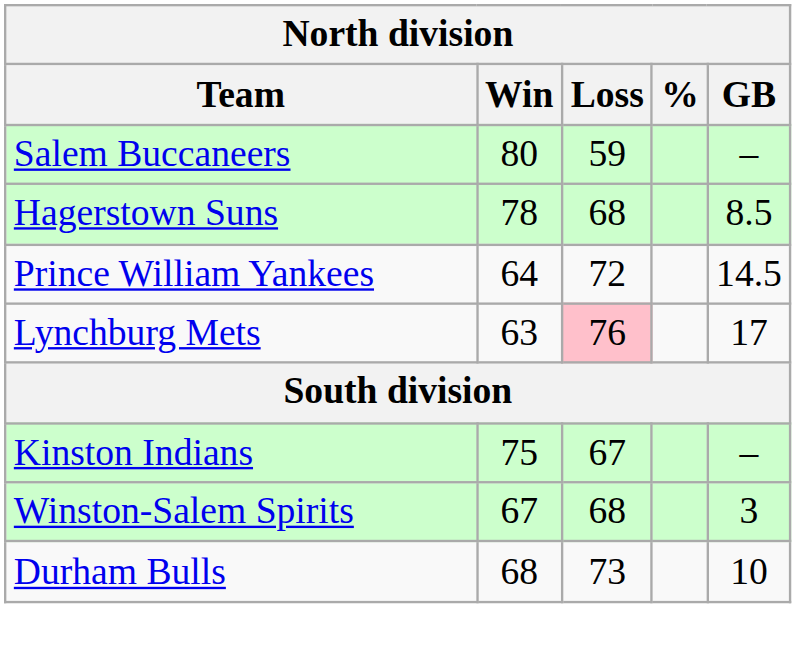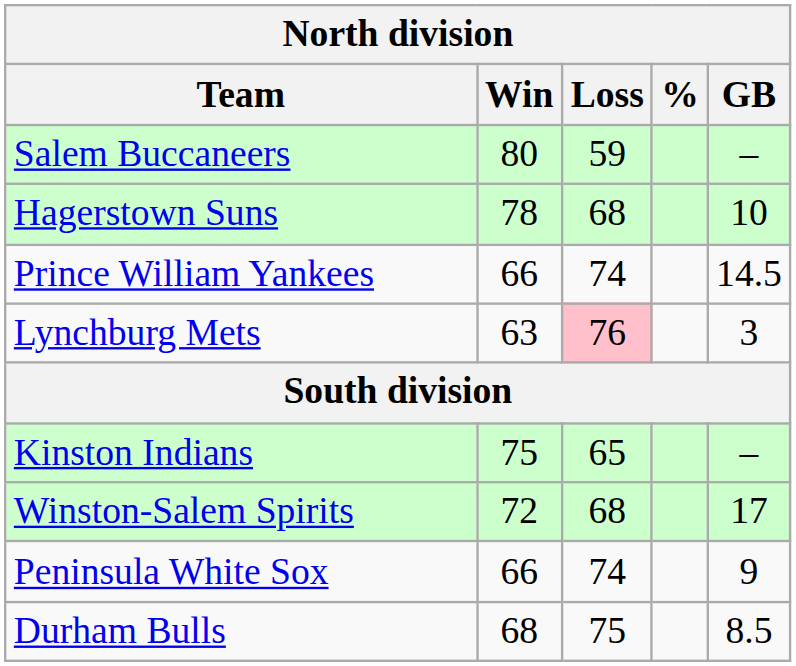(749, 213) 8.5 -> (749, 213) 10
(519, 272) 64 -> (519, 272) 66
(607, 272) 72 -> (607, 272) 74
(749, 332) 17 -> (749, 332) 3
(607, 451) 67 -> (607, 451) 65
(519, 511) 67 -> (519, 511) 72
(749, 511) 3 -> (749, 511) 17
+ row: (171, 570)
(607, 570) 73 -> (607, 630) 75
(749, 570) 10 -> (749, 630) 8.5
